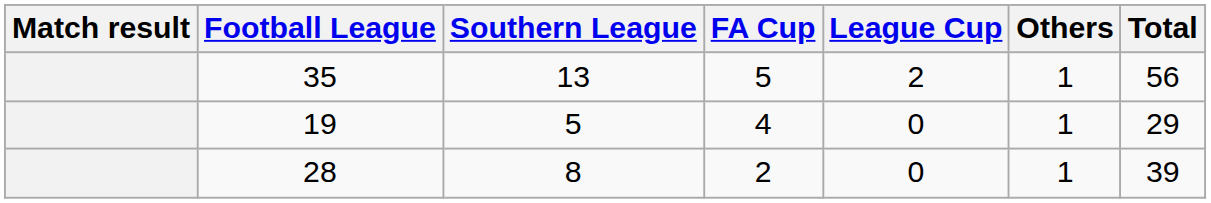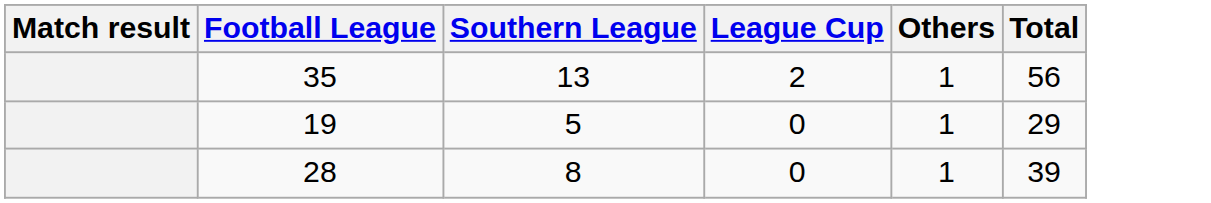- column: (763, 28)
